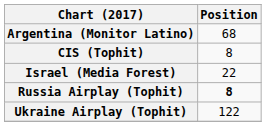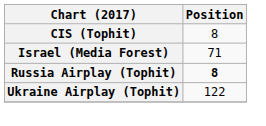- row: (101, 34)
(229, 73) 22 -> (215, 53) 71
